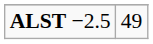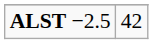(131, 21) 49 -> (131, 21) 42
